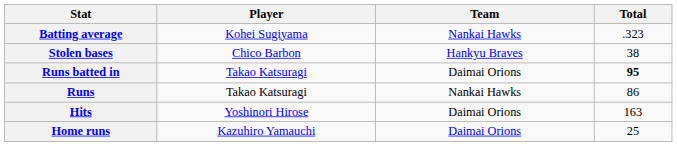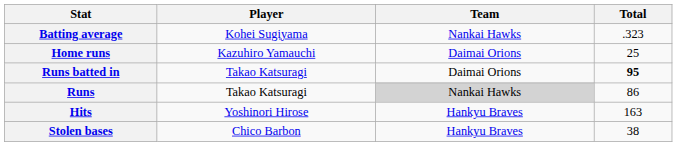rows swapped: (81, 131) <-> (81, 53)
(485, 92) no background -> (485, 92) lightgrey background
(485, 111) Daimai Orions -> (485, 111) Hankyu Braves
